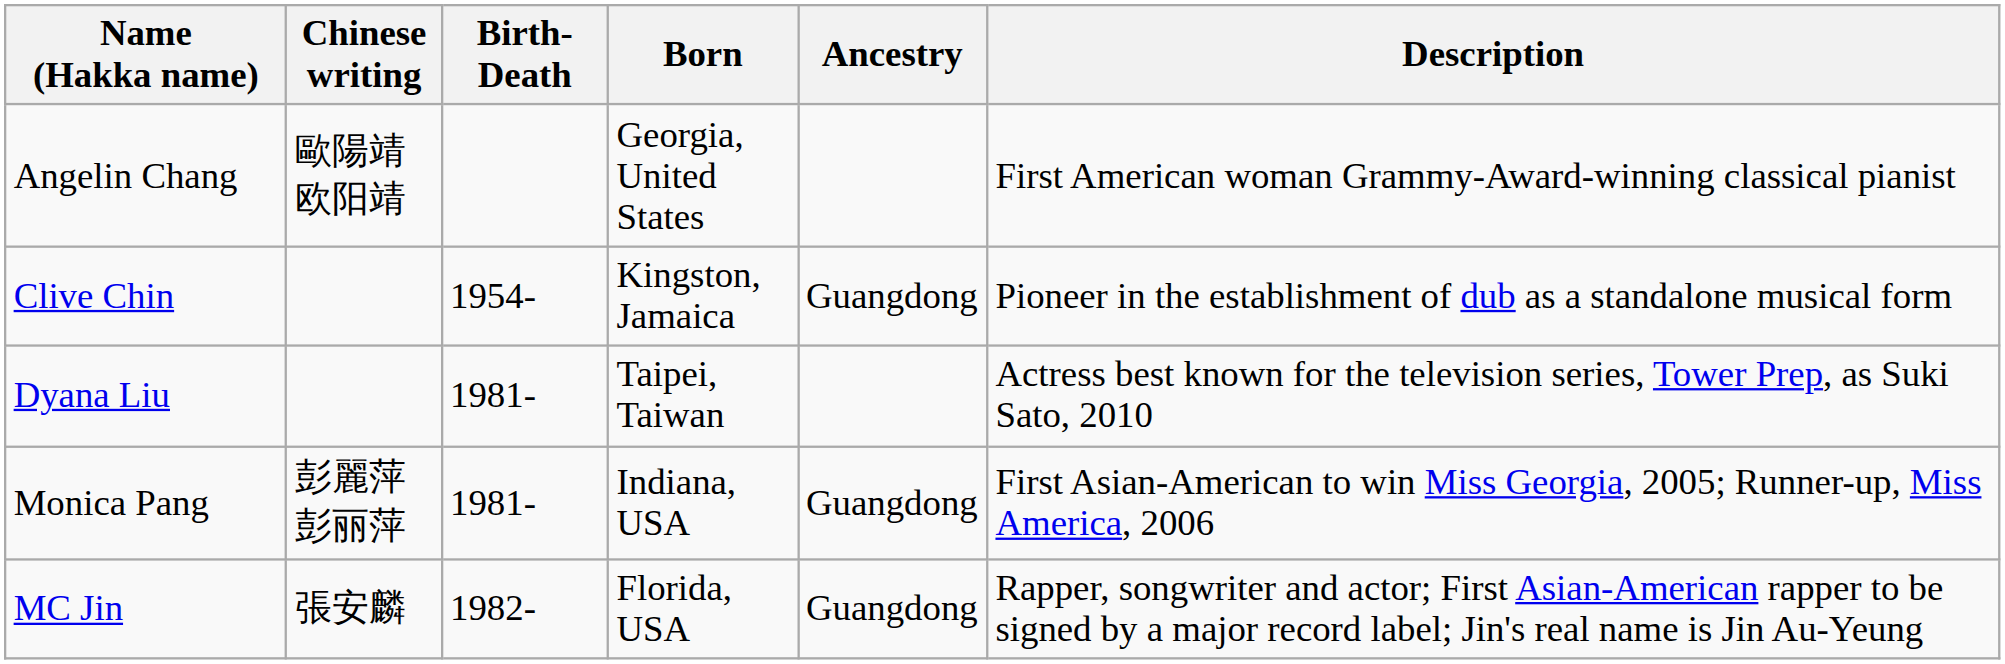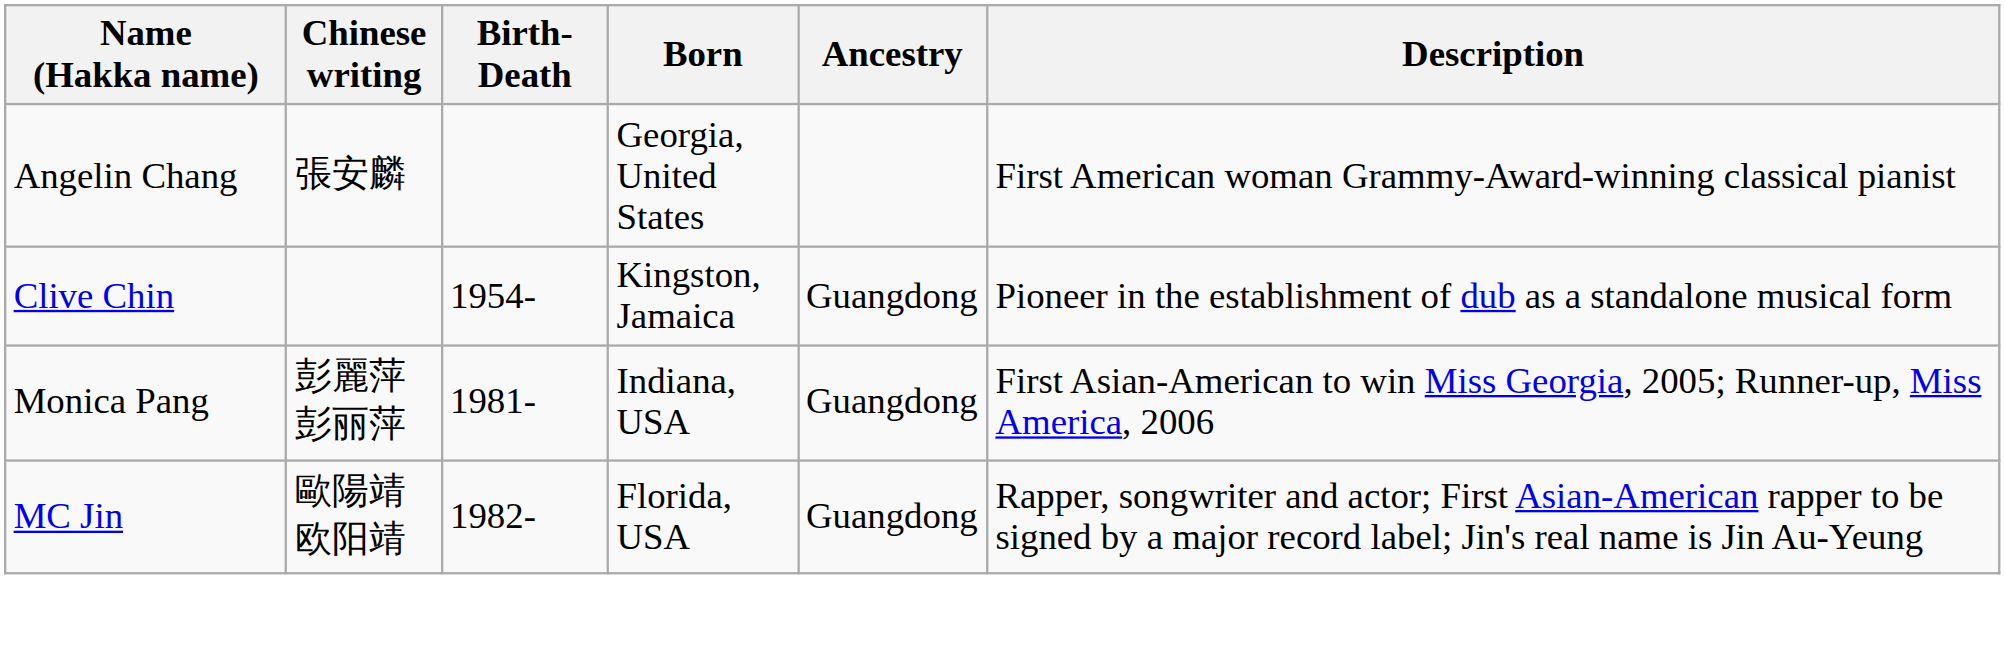(350, 173) 歐陽靖 欧阳靖 -> (350, 173) 張安麟
- row: (92, 395)
(350, 607) 張安麟 -> (350, 514) 歐陽靖 欧阳靖
